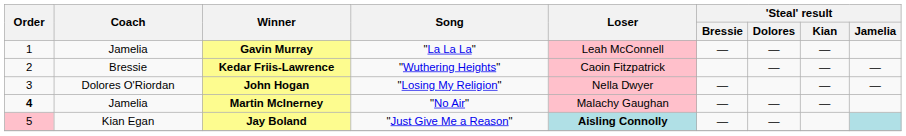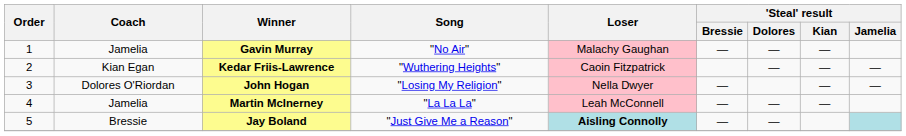(450, 49) "La La La" -> (450, 49) "No Air"
(623, 49) Leah McConnell -> (623, 49) Malachy Gaughan
(128, 67) Bressie -> (128, 67) Kian Egan
(29, 103) bold -> (29, 103) normal
(450, 103) "No Air" -> (450, 103) "La La La"
(623, 103) Malachy Gaughan -> (623, 103) Leah McConnell
(29, 121) pink background -> (29, 121) no background
(128, 121) Kian Egan -> (128, 121) Bressie
